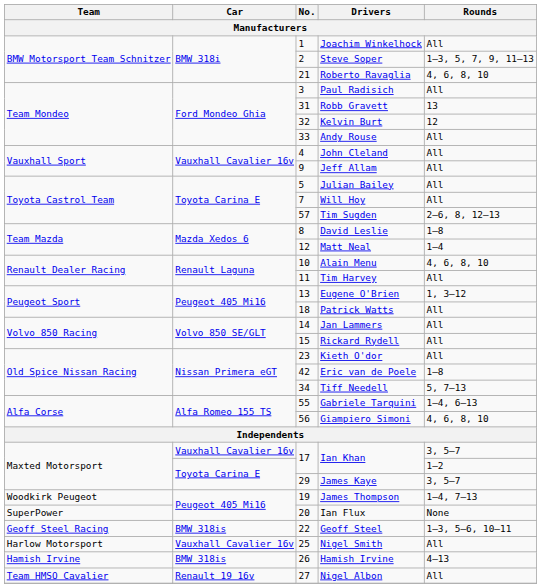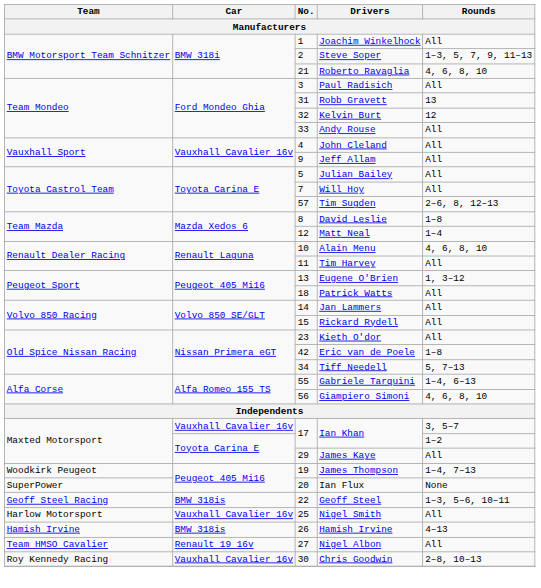(443, 482) 3, 5–7 -> (434, 456) All
+ row: (234, 559)
